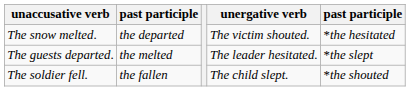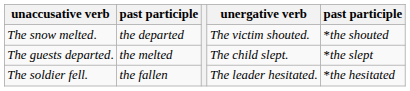(359, 34) *the hesitated -> (356, 34) *the shouted
(264, 55) The leader hesitated. -> (249, 55) The child slept.
(249, 75) The child slept. -> (264, 75) The leader hesitated.
(356, 75) *the shouted -> (359, 75) *the hesitated
